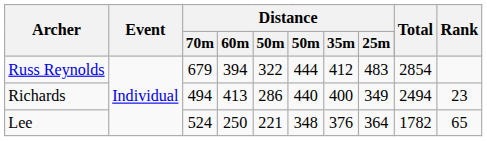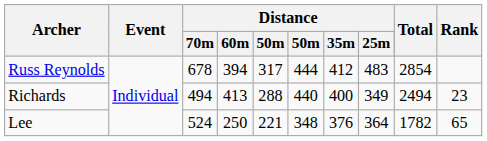(200, 69) 679 -> (200, 69) 678
(270, 69) 322 -> (270, 69) 317
(270, 96) 286 -> (270, 96) 288
